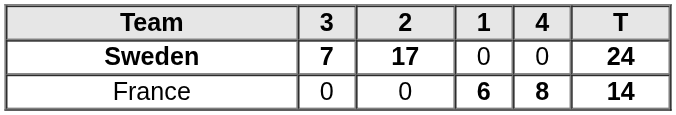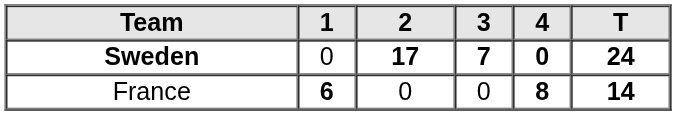columns swapped: (484, 22) <-> (327, 22)
(542, 57) normal -> (542, 57) bold
